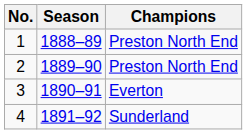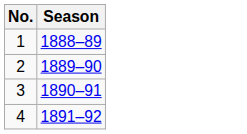- column: (173, 16)
